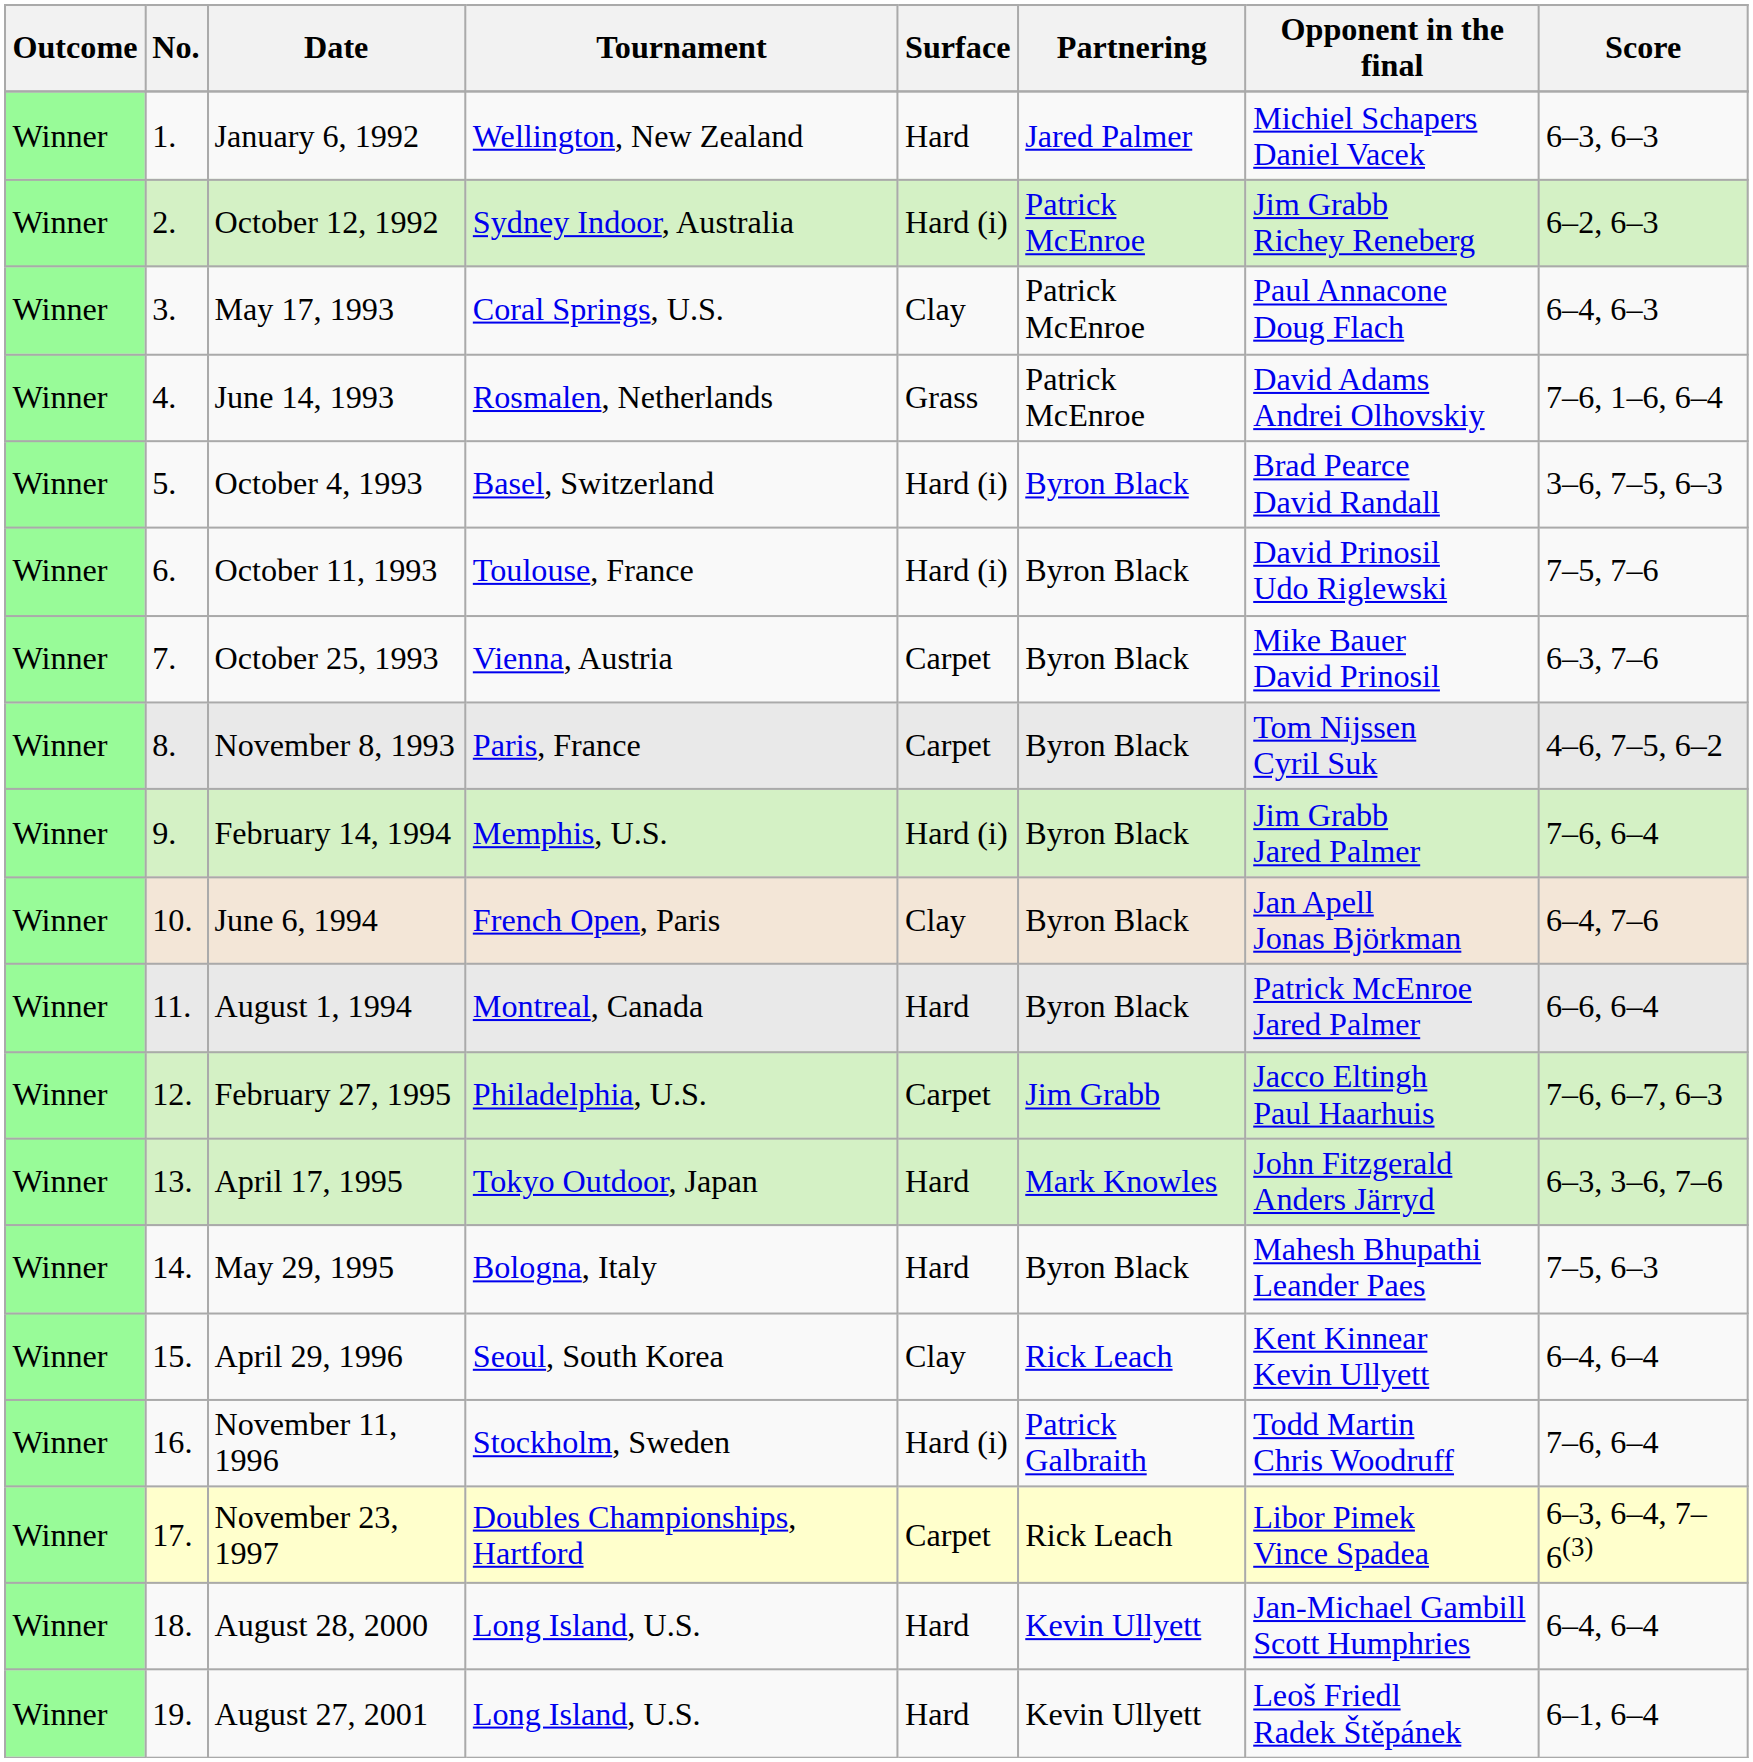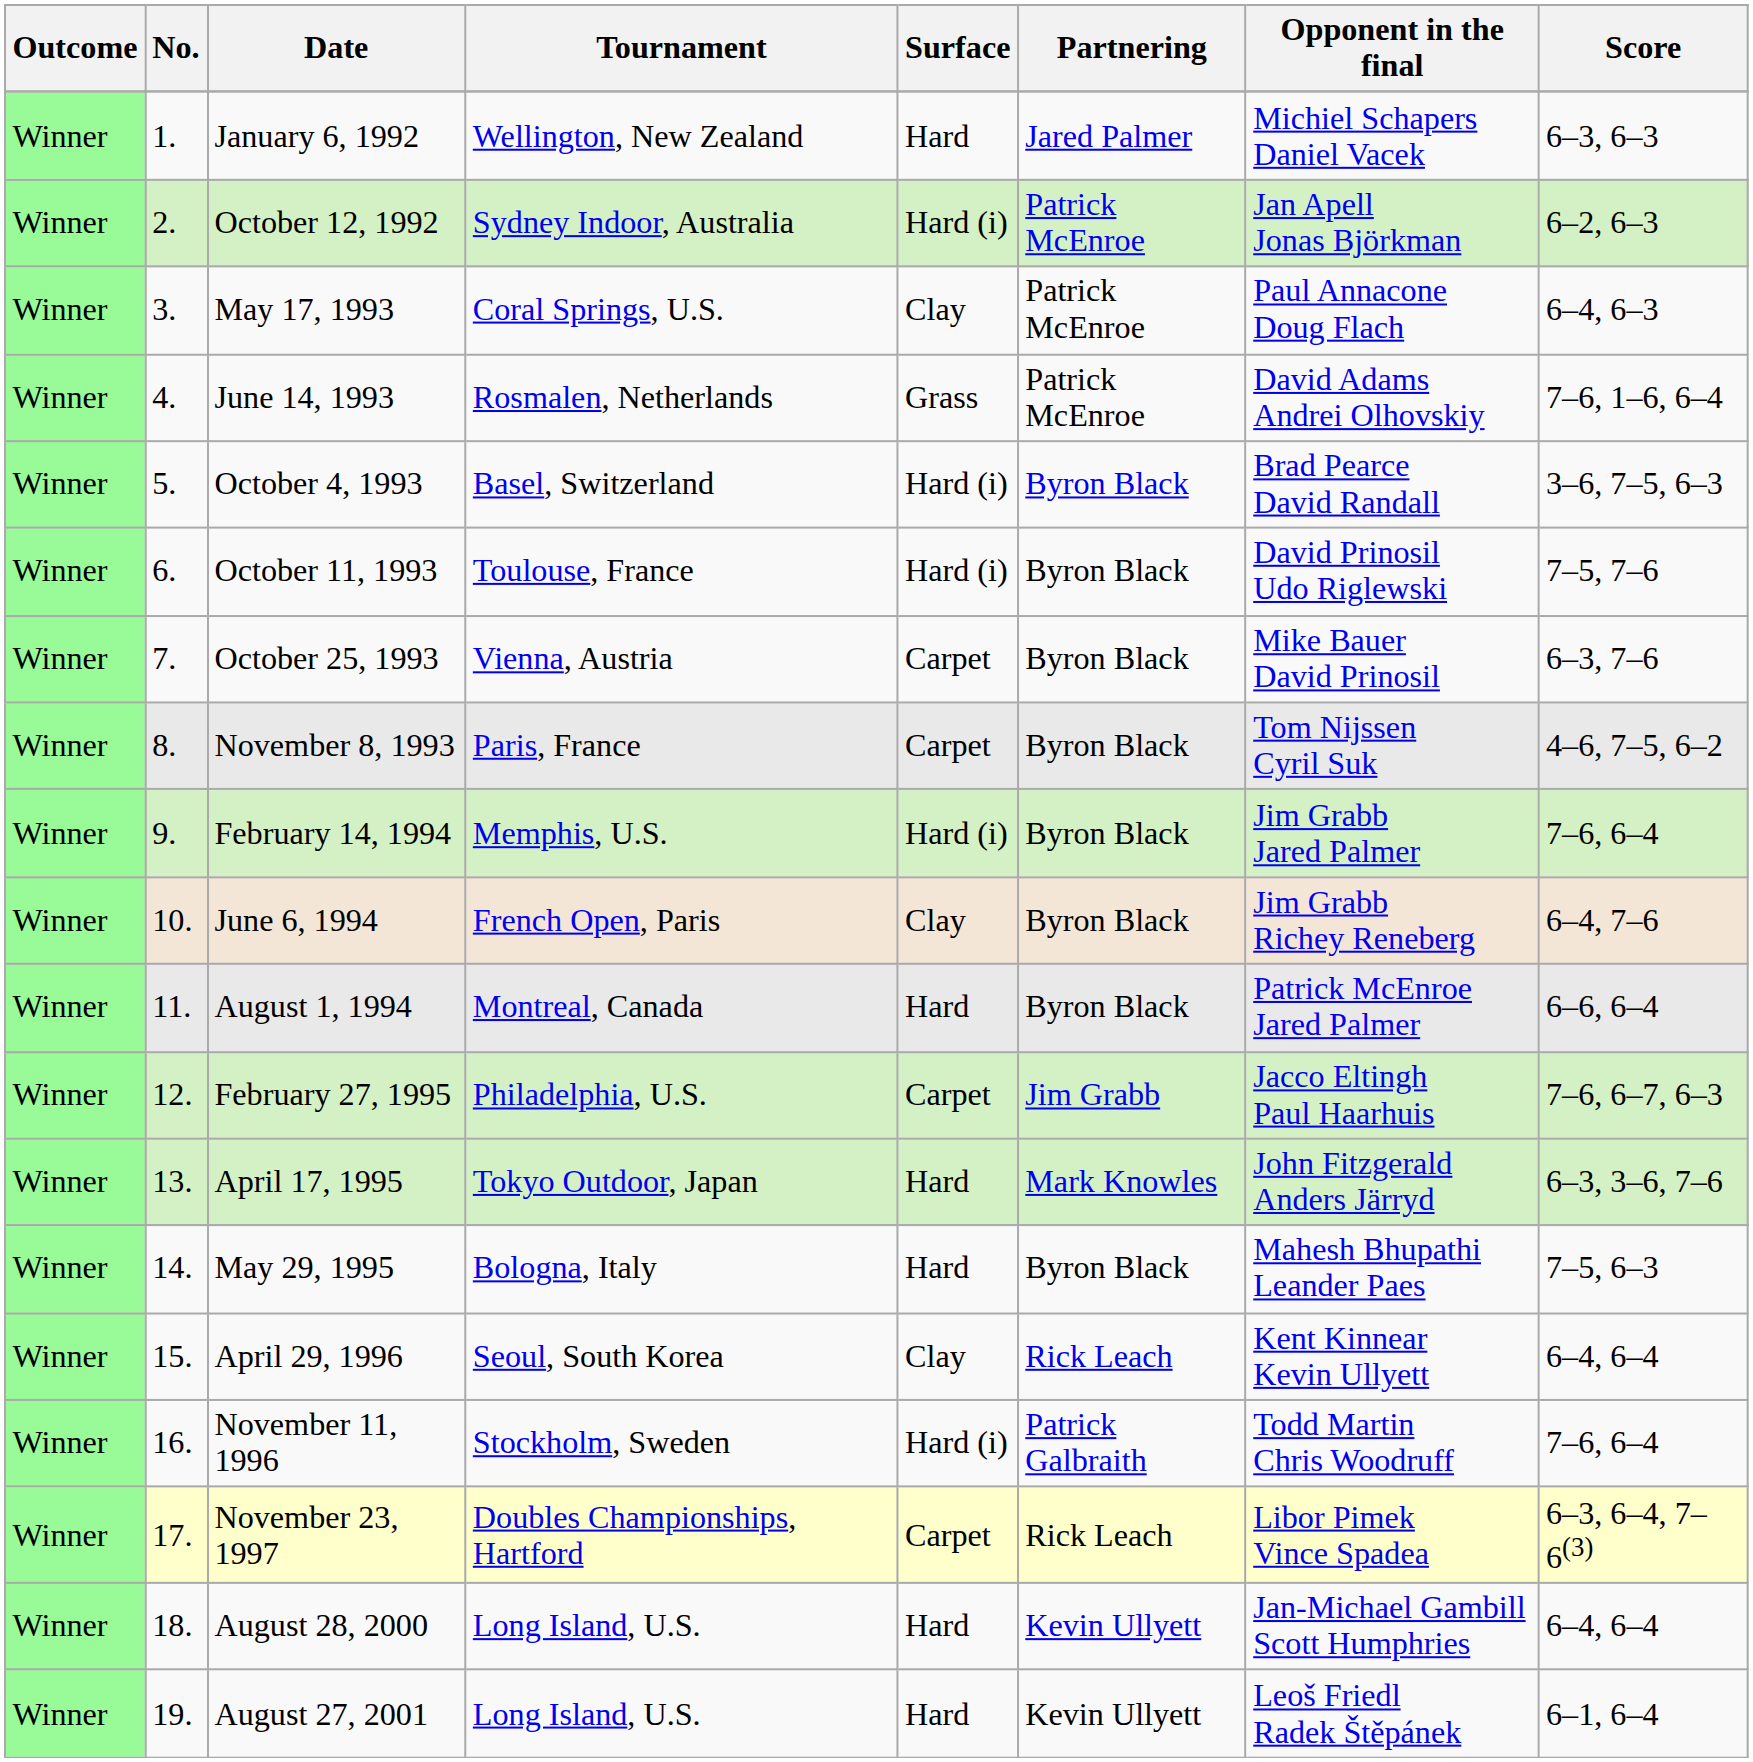(1364, 222) Jim Grabb Richey Reneberg -> (1357, 222) Jan Apell Jonas Björkman
(1357, 919) Jan Apell Jonas Björkman -> (1364, 919) Jim Grabb Richey Reneberg
